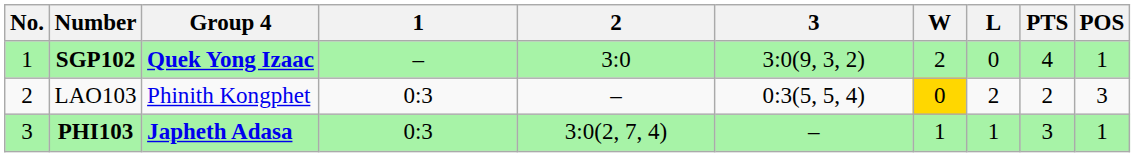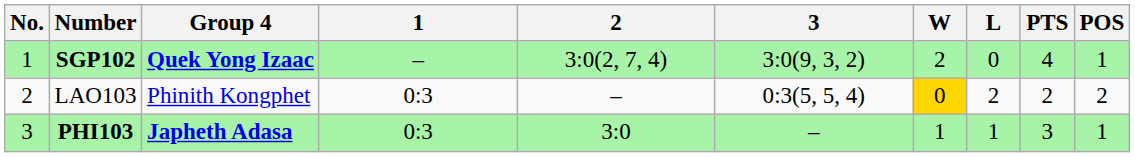(616, 59) 3:0 -> (616, 59) 3:0(2, 7, 4)
(1102, 95) 3 -> (1102, 95) 2
(616, 132) 3:0(2, 7, 4) -> (616, 132) 3:0
